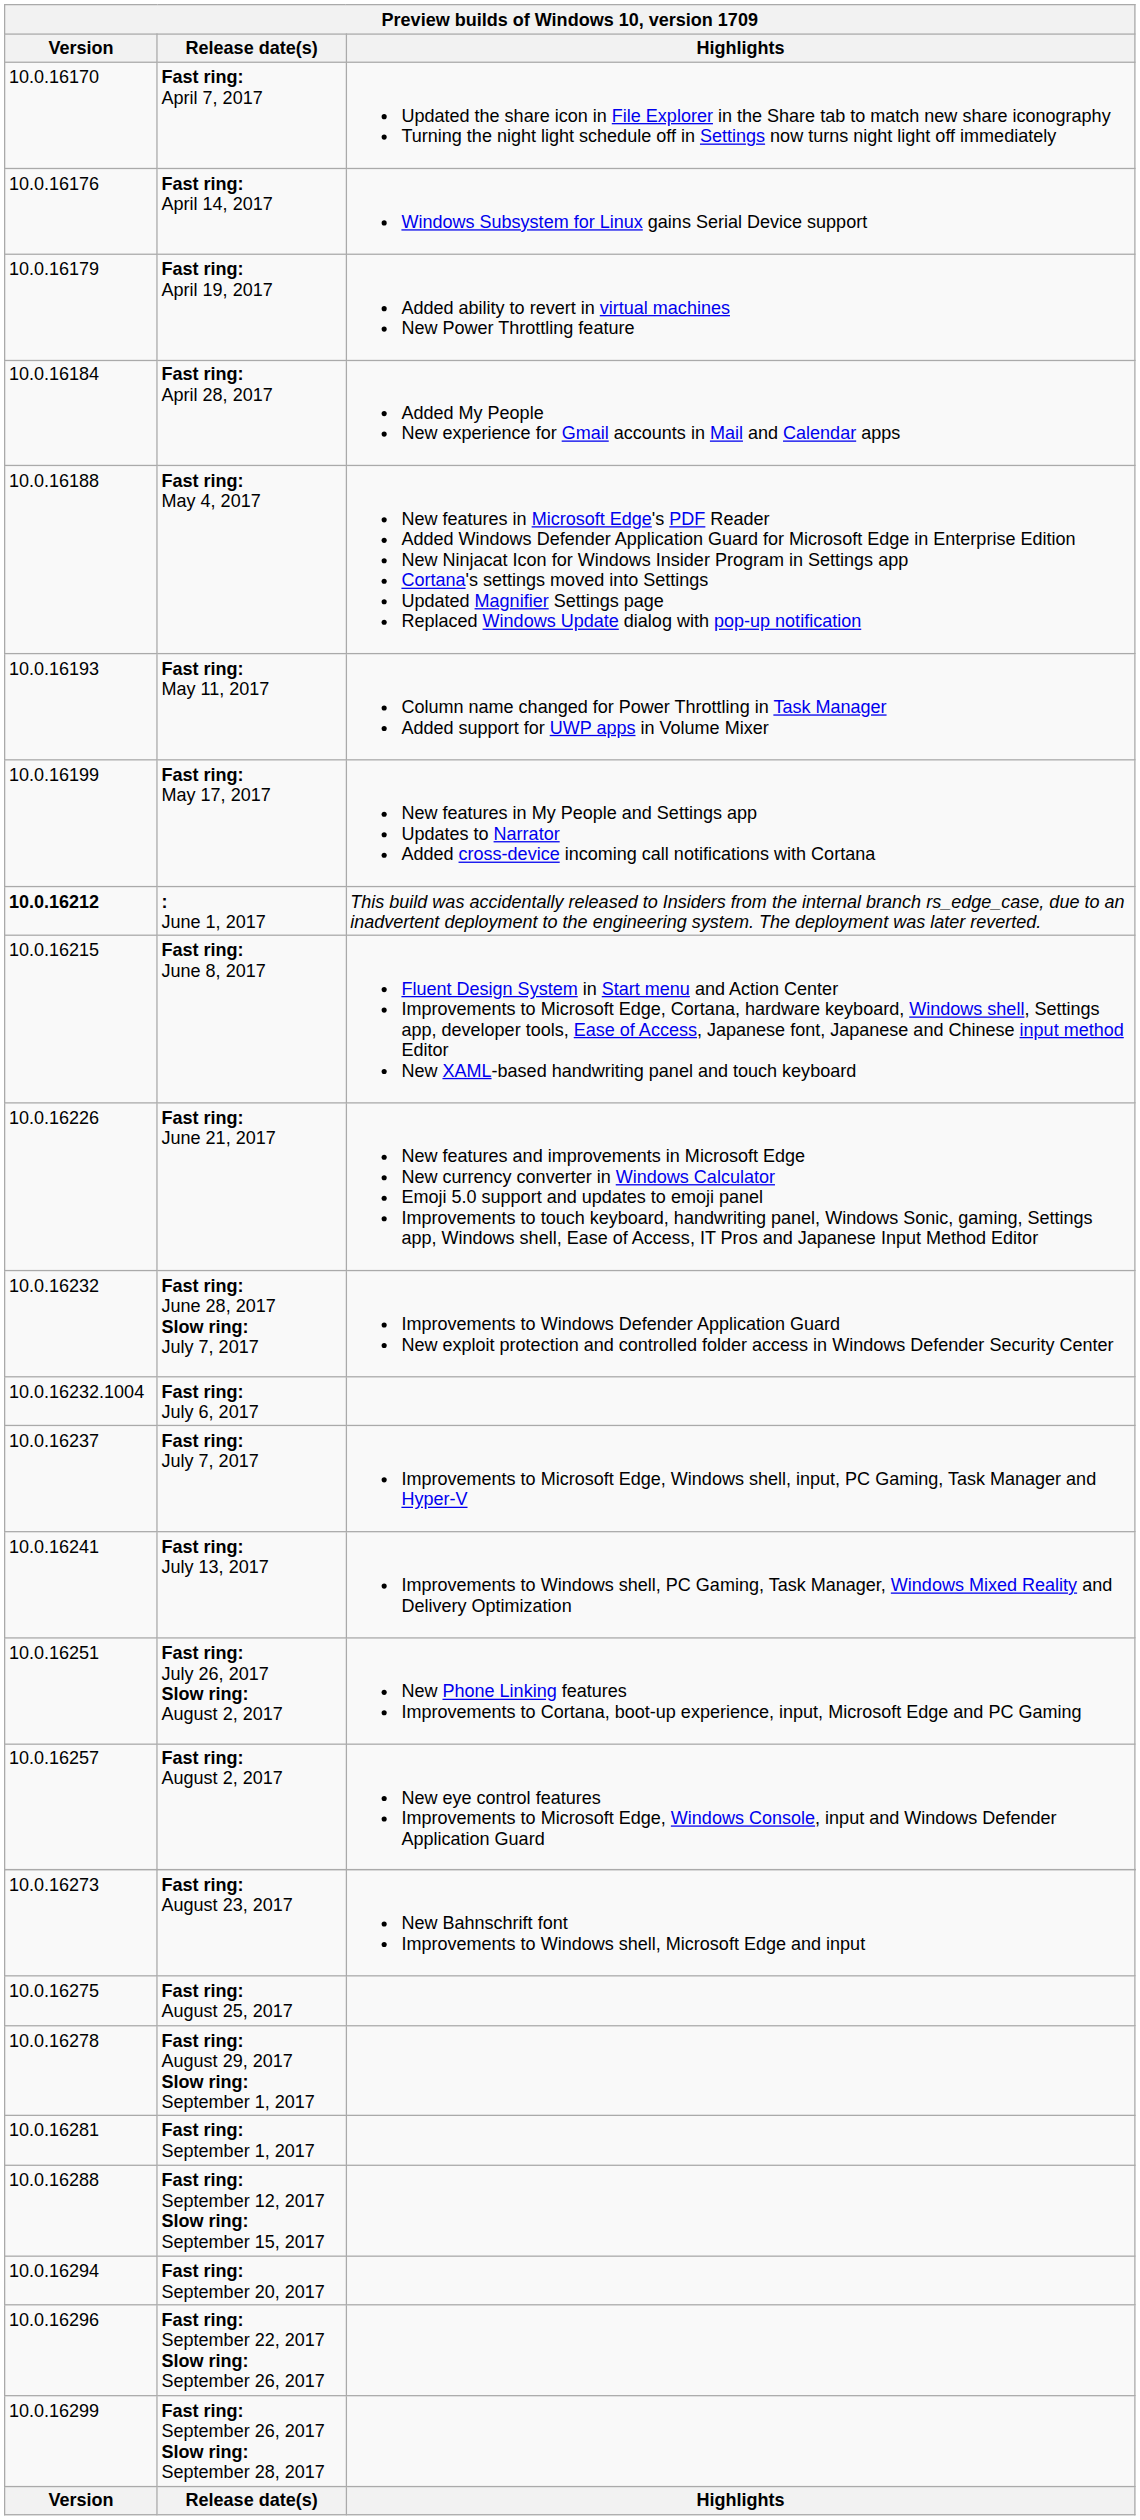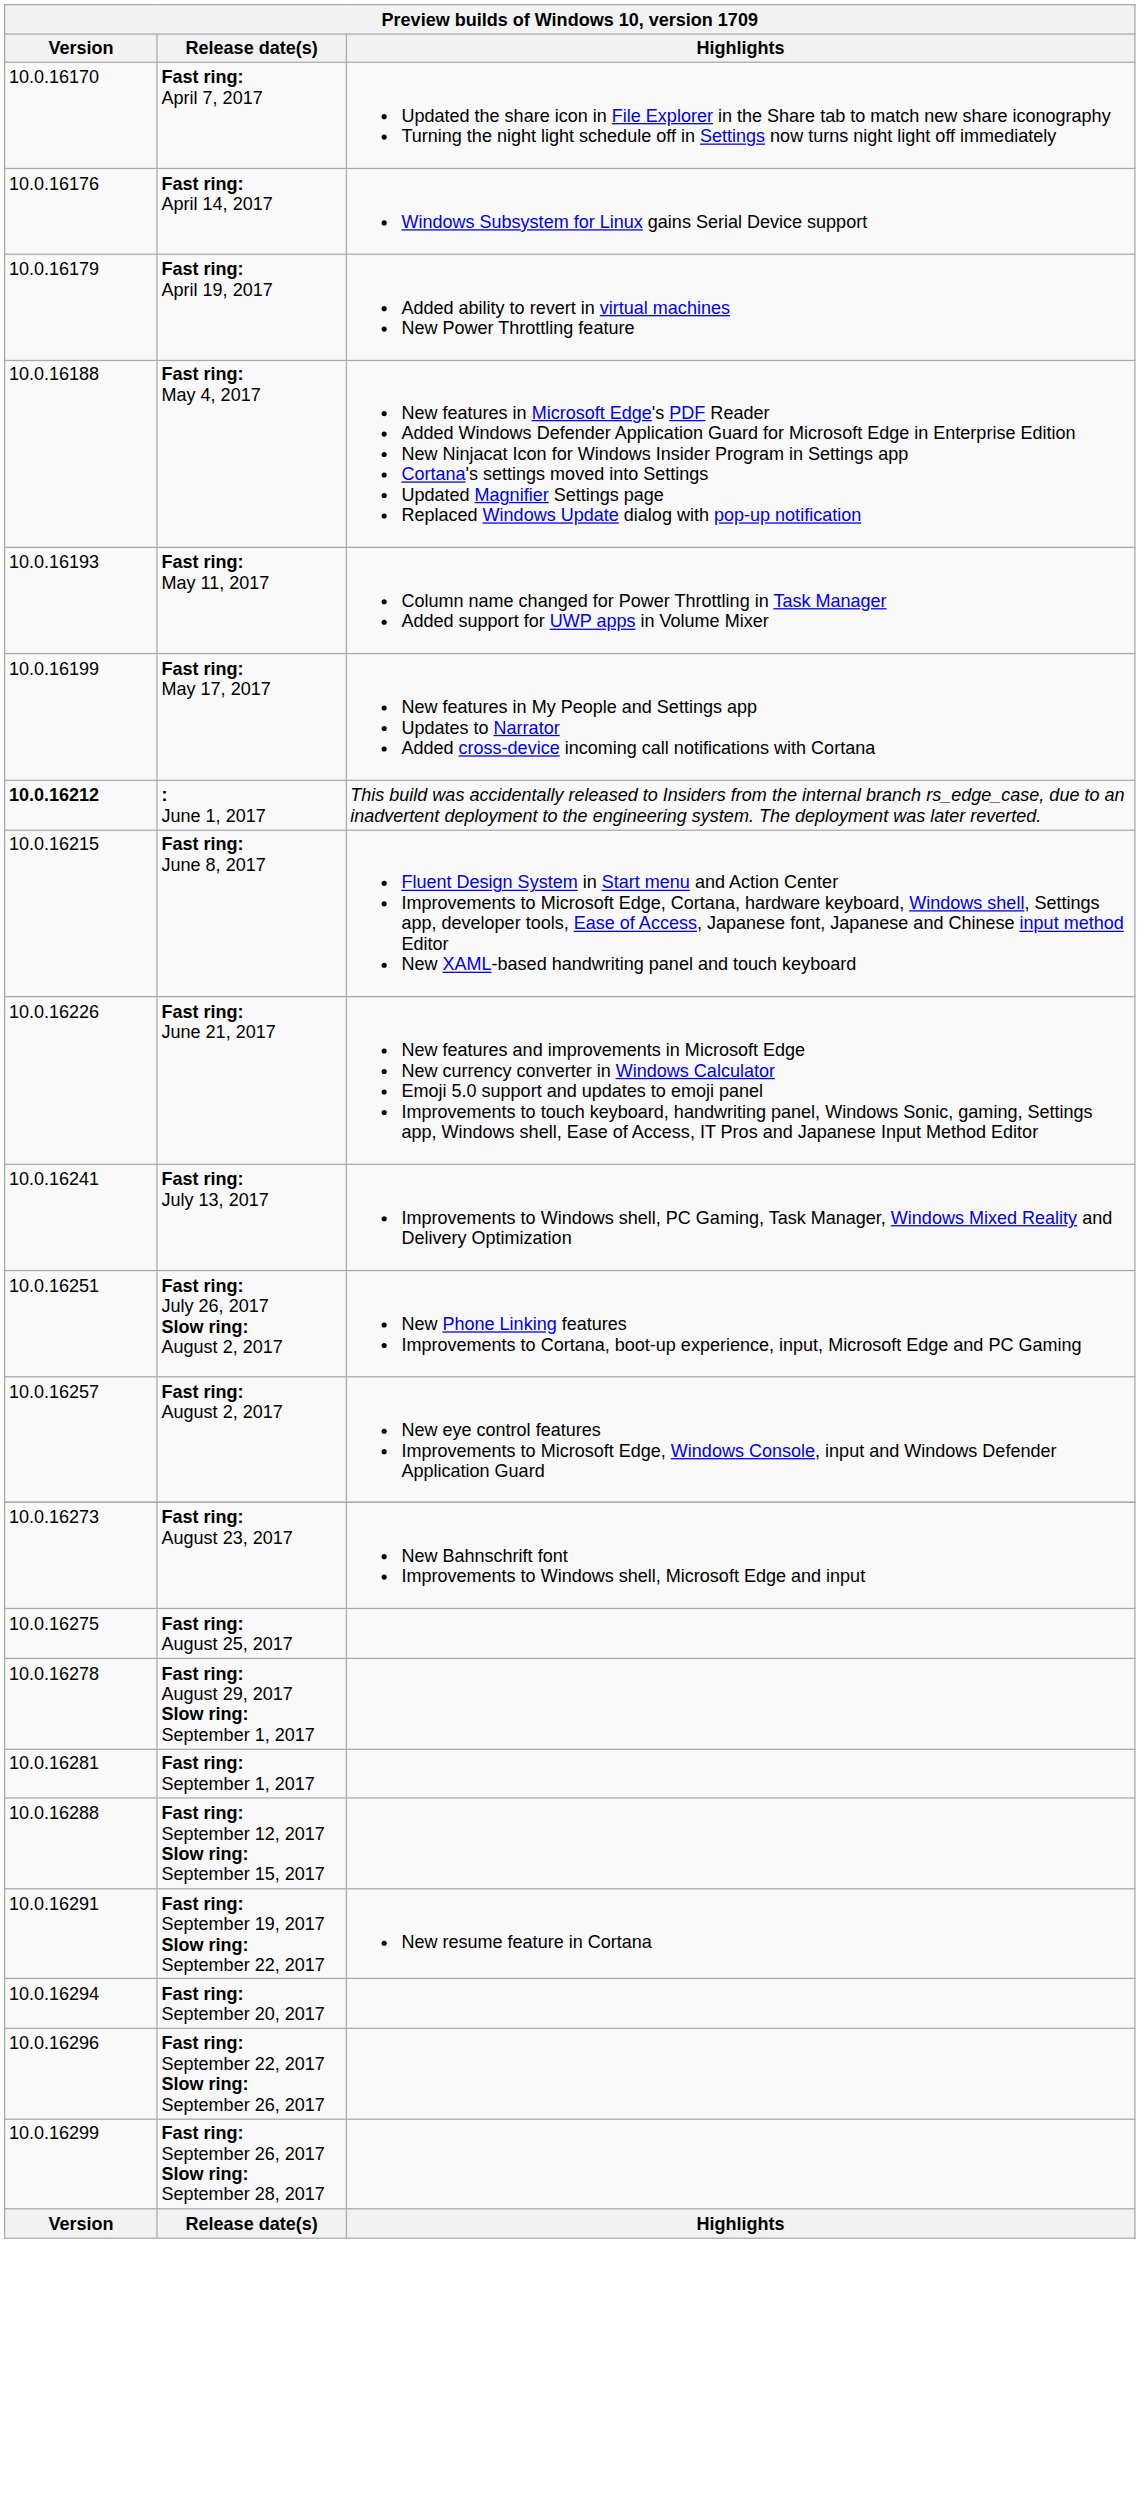- row: (217, 385)
- row: (219, 1316)
- row: (210, 1401)
- row: (210, 1451)
+ row: (243, 1934)
